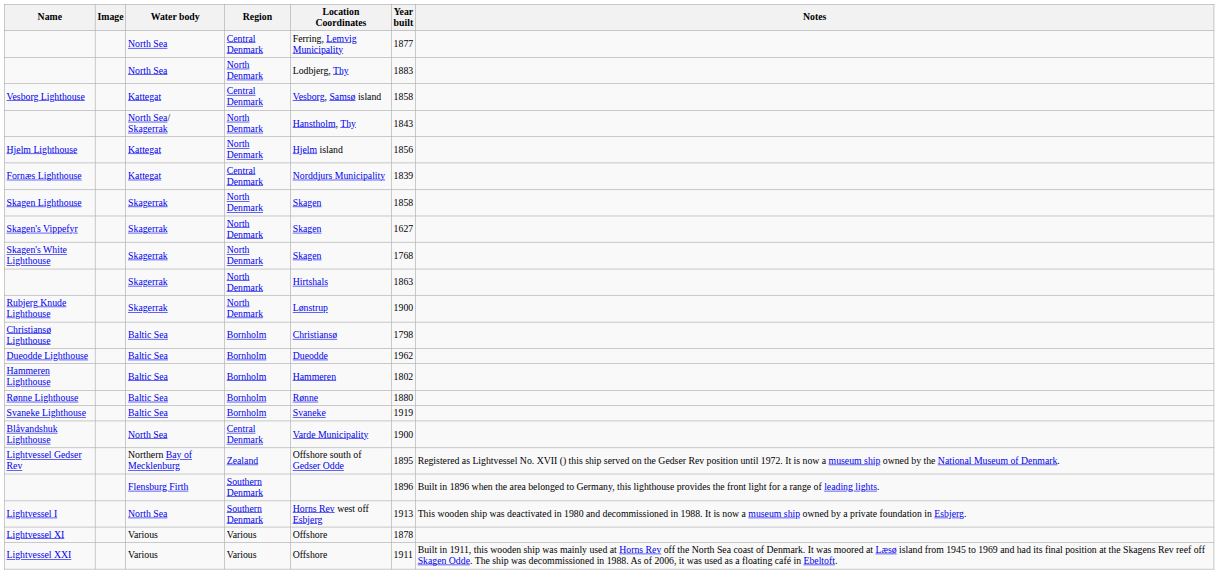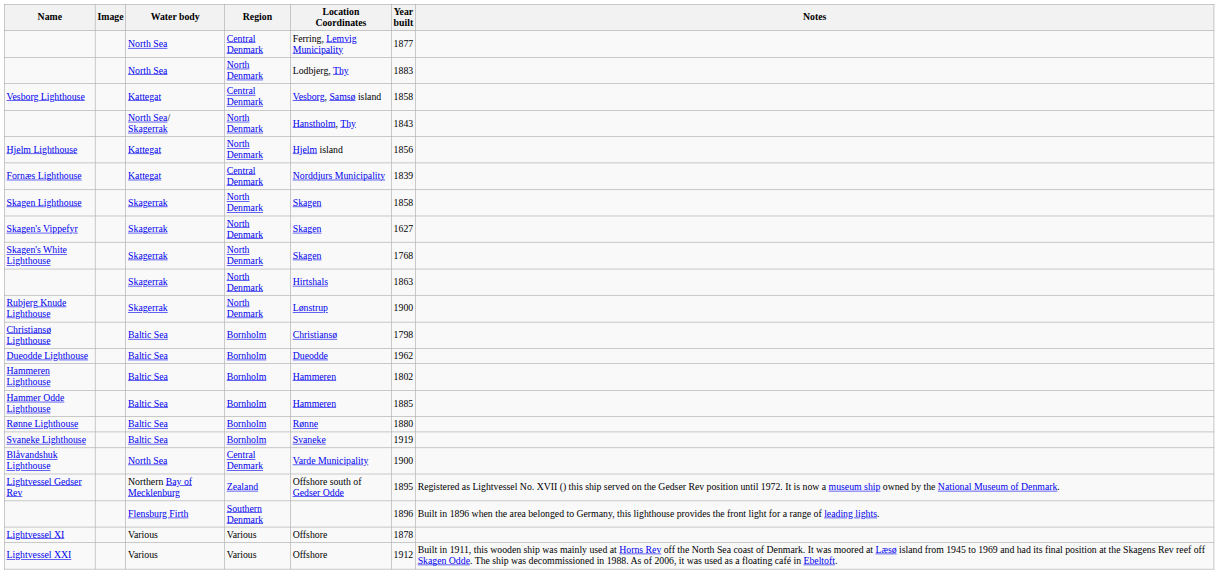+ row: (35, 403)
- row: (32, 513)
(403, 555) 1911 -> (403, 555) 1912
